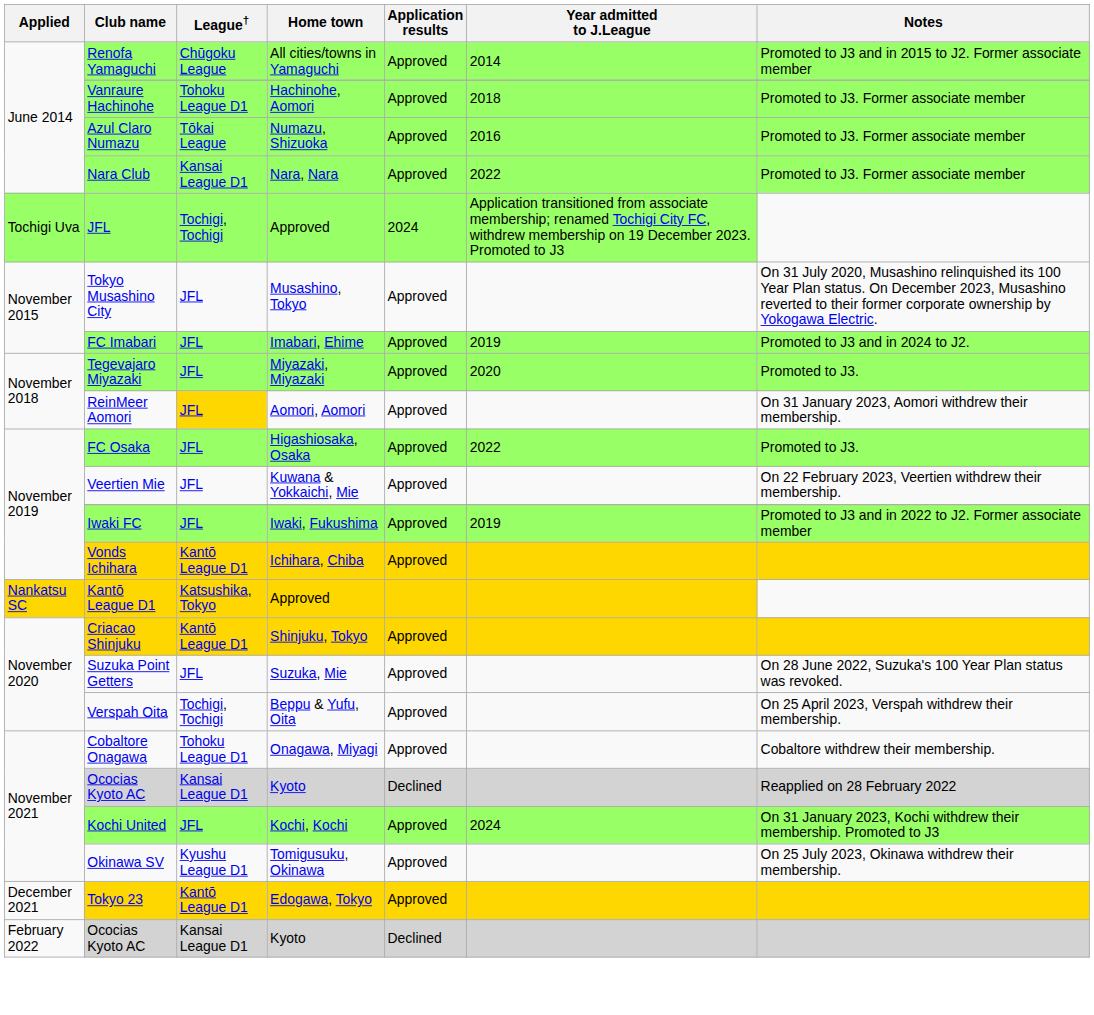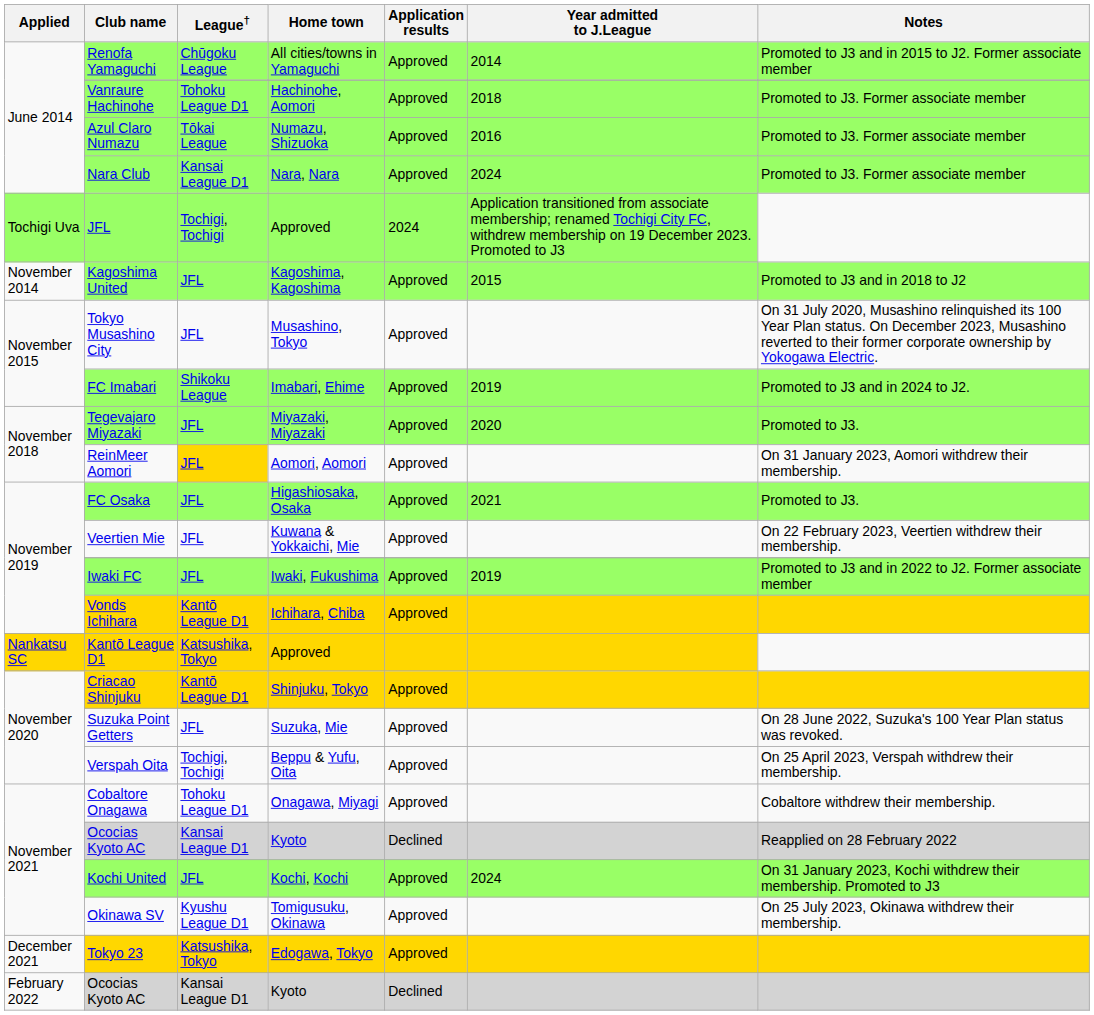(485, 174) 2022 -> (486, 174) 2024
+ row: (40, 281)
(191, 342) JFL -> (205, 387) Shikoku League
(485, 447) 2022 -> (486, 501) 2021
(214, 900) Kantō League D1 -> (216, 953) Katsushika, Tokyo
